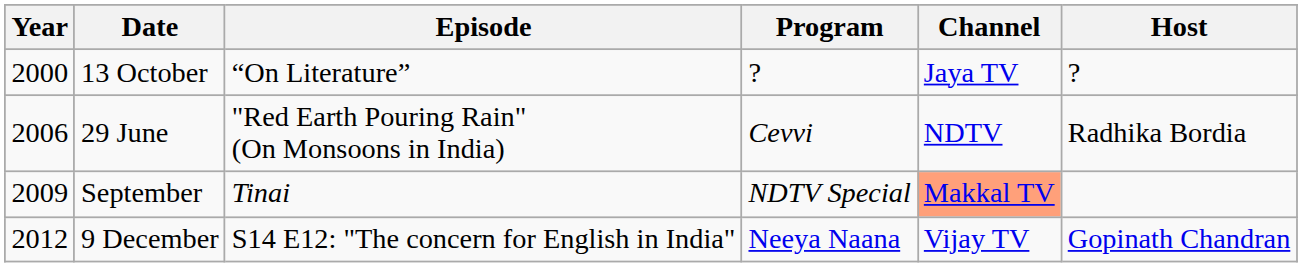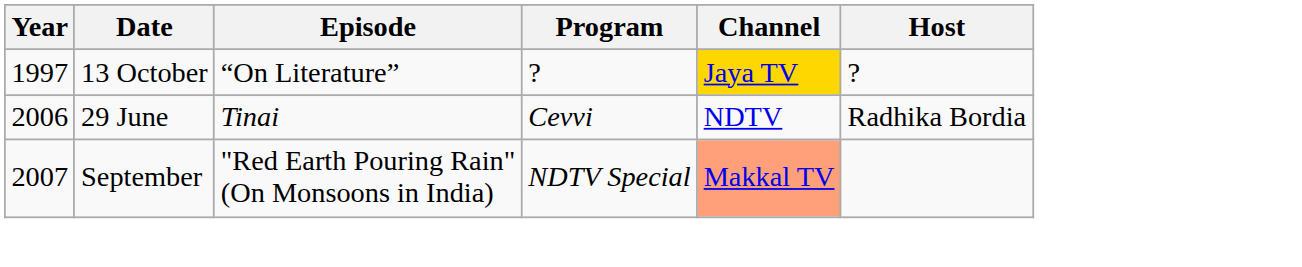(40, 71) 2000 -> (40, 71) 1997
(971, 71) no background -> (751, 71) gold background
(379, 132) "Red Earth Pouring Rain" (On Monsoons in India) -> (250, 116) Tinai
(40, 193) 2009 -> (40, 177) 2007
(261, 193) Tinai -> (368, 177) "Red Earth Pouring Rain" (On Monsoons in India)
- row: (150, 238)
